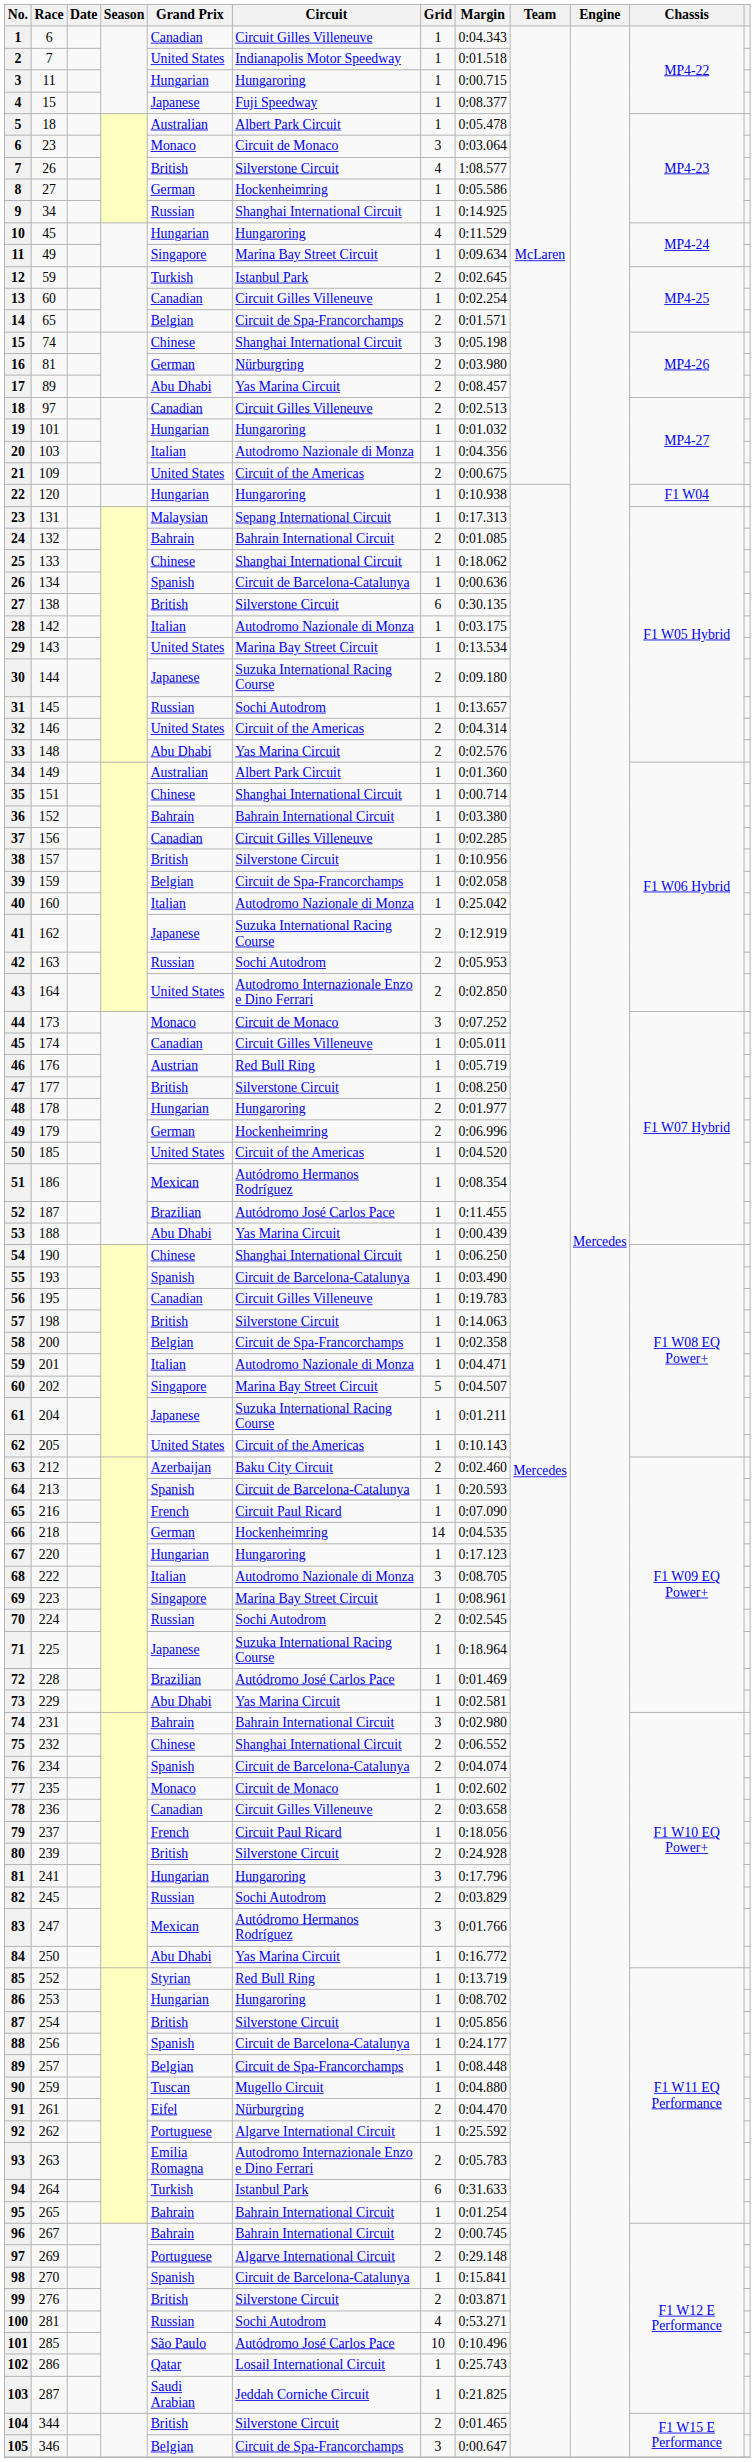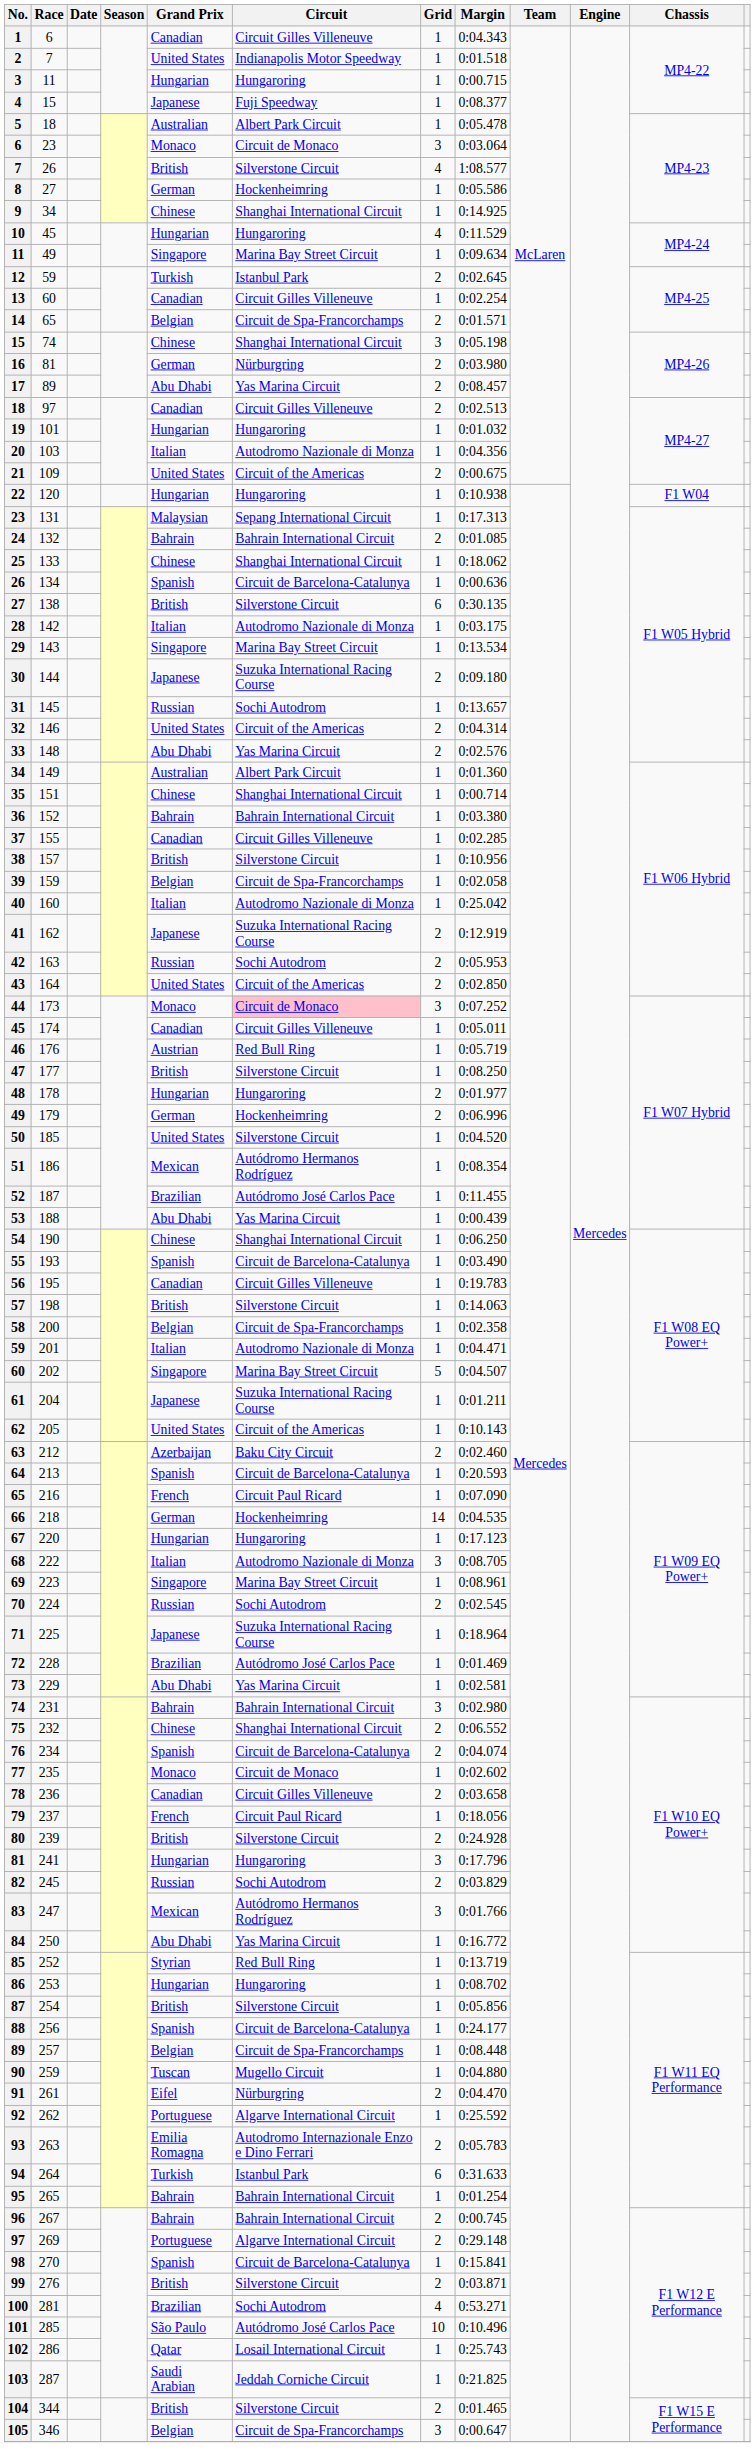(172, 211) Russian -> (173, 211) Chinese
(188, 648) United States -> (179, 648) Singapore
(49, 838) 156 -> (49, 838) 155
(324, 992) Autodromo Internazionale Enzo e Dino Ferrari -> (300, 984) Circuit of the Americas
(287, 1022) no background -> (287, 1006) pink background
(300, 1152) Circuit of the Americas -> (287, 1137) Silverstone Circuit
(172, 2321) Russian -> (176, 2306) Brazilian
